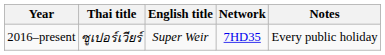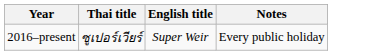- column: (242, 14)
